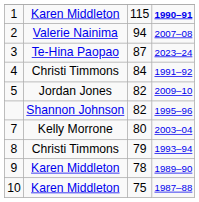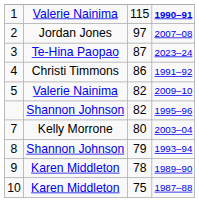(75, 14) Karen Middleton -> (75, 14) Valerie Nainima
(75, 33) Valerie Nainima -> (75, 33) Jordan Jones
(140, 33) 94 -> (140, 33) 97
(140, 71) 84 -> (140, 71) 86
(75, 91) Jordan Jones -> (75, 91) Valerie Nainima
(75, 149) Christi Timmons -> (75, 149) Shannon Johnson
